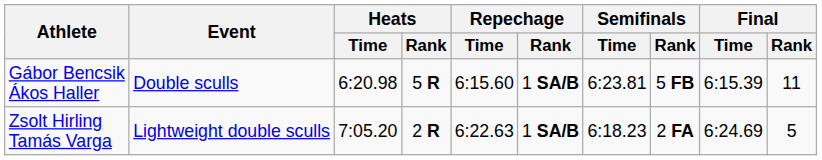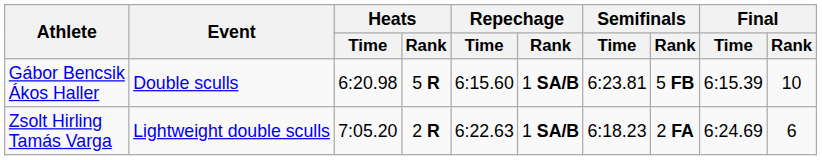(792, 83) 11 -> (792, 83) 10
(792, 131) 5 -> (792, 131) 6
